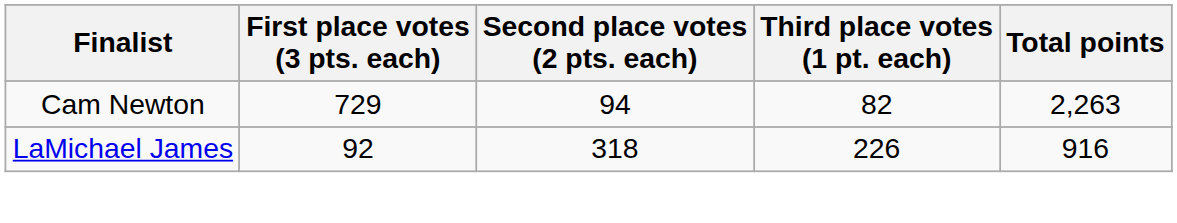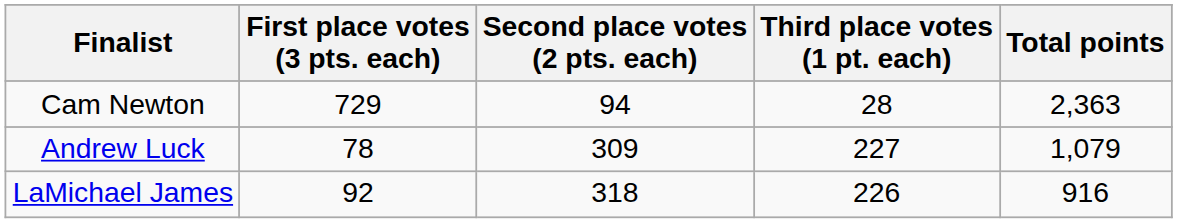(877, 103) 82 -> (877, 103) 28
(1085, 103) 2,263 -> (1085, 103) 2,363
+ row: (123, 148)
